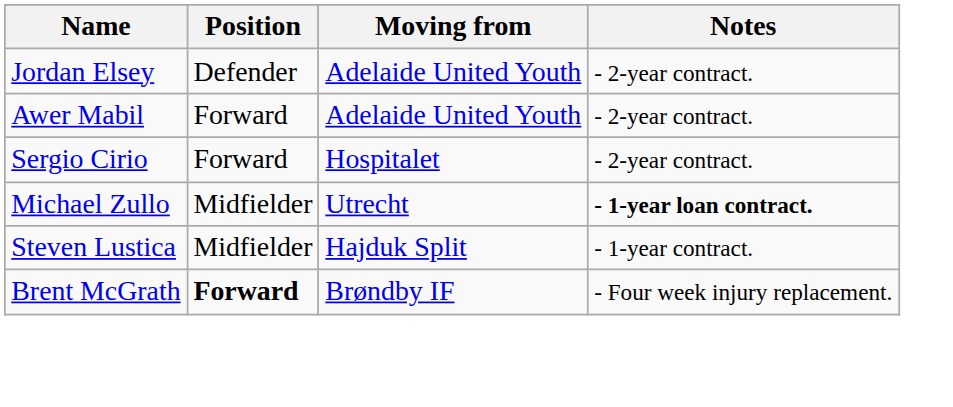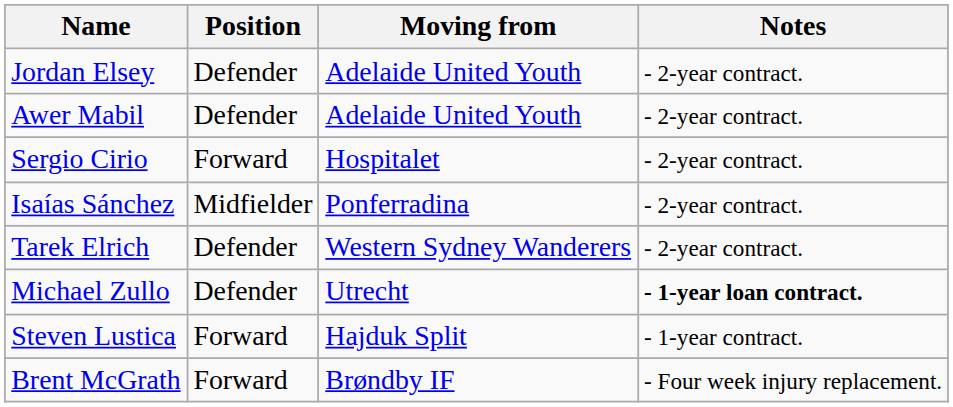(241, 114) Forward -> (245, 114) Defender
+ row: (93, 203)
+ row: (80, 247)
(253, 203) Midfielder -> (245, 291) Defender
(253, 247) Midfielder -> (241, 335) Forward
(246, 291) bold -> (241, 379) normal
